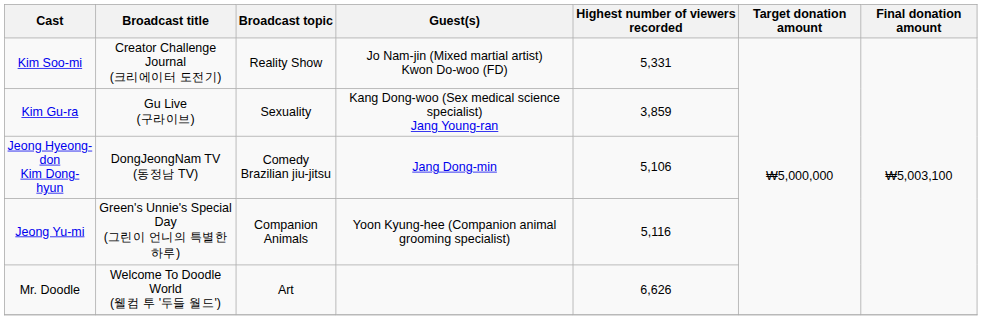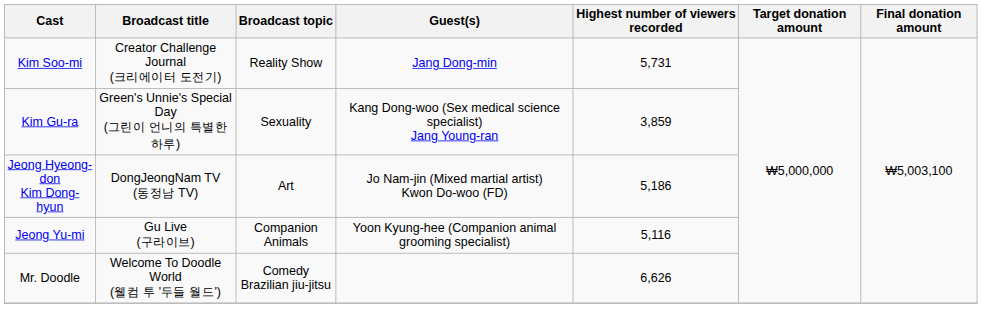(455, 63) Jo Nam-jin (Mixed martial artist) Kwon Do-woo (FD) -> (455, 63) Jang Dong-min
(656, 63) 5,331 -> (656, 63) 5,731
(166, 111) Gu Live (구라이브) -> (166, 121) Green's Unnie's Special Day (그린이 언니의 특별한 하루)
(286, 167) Comedy Brazilian jiu-jitsu -> (286, 186) Art
(455, 167) Jang Dong-min -> (455, 186) Jo Nam-jin (Mixed martial artist) Kwon Do-woo (FD)
(656, 167) 5,106 -> (656, 186) 5,186
(166, 230) Green's Unnie's Special Day (그린이 언니의 특별한 하루) -> (166, 234) Gu Live (구라이브)
(286, 290) Art -> (286, 278) Comedy Brazilian jiu-jitsu
